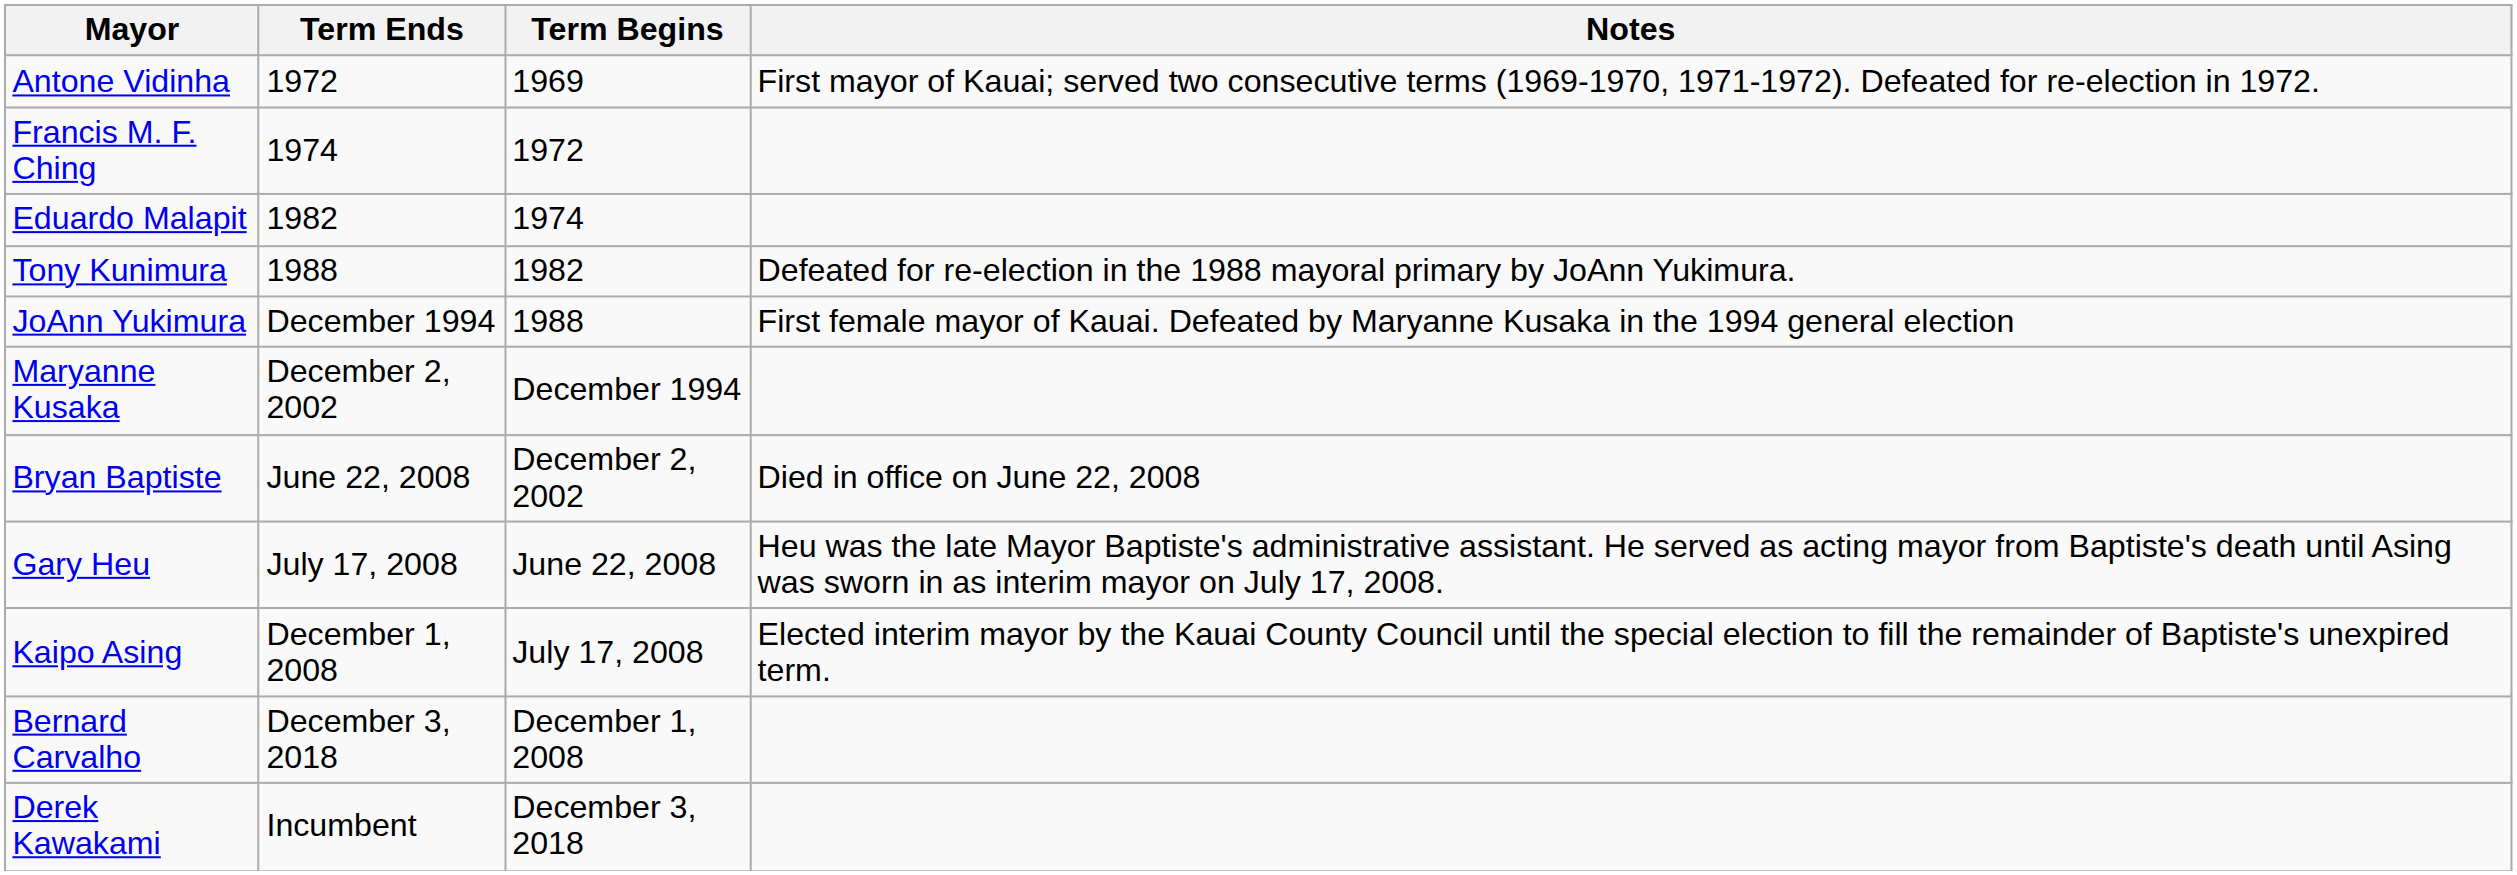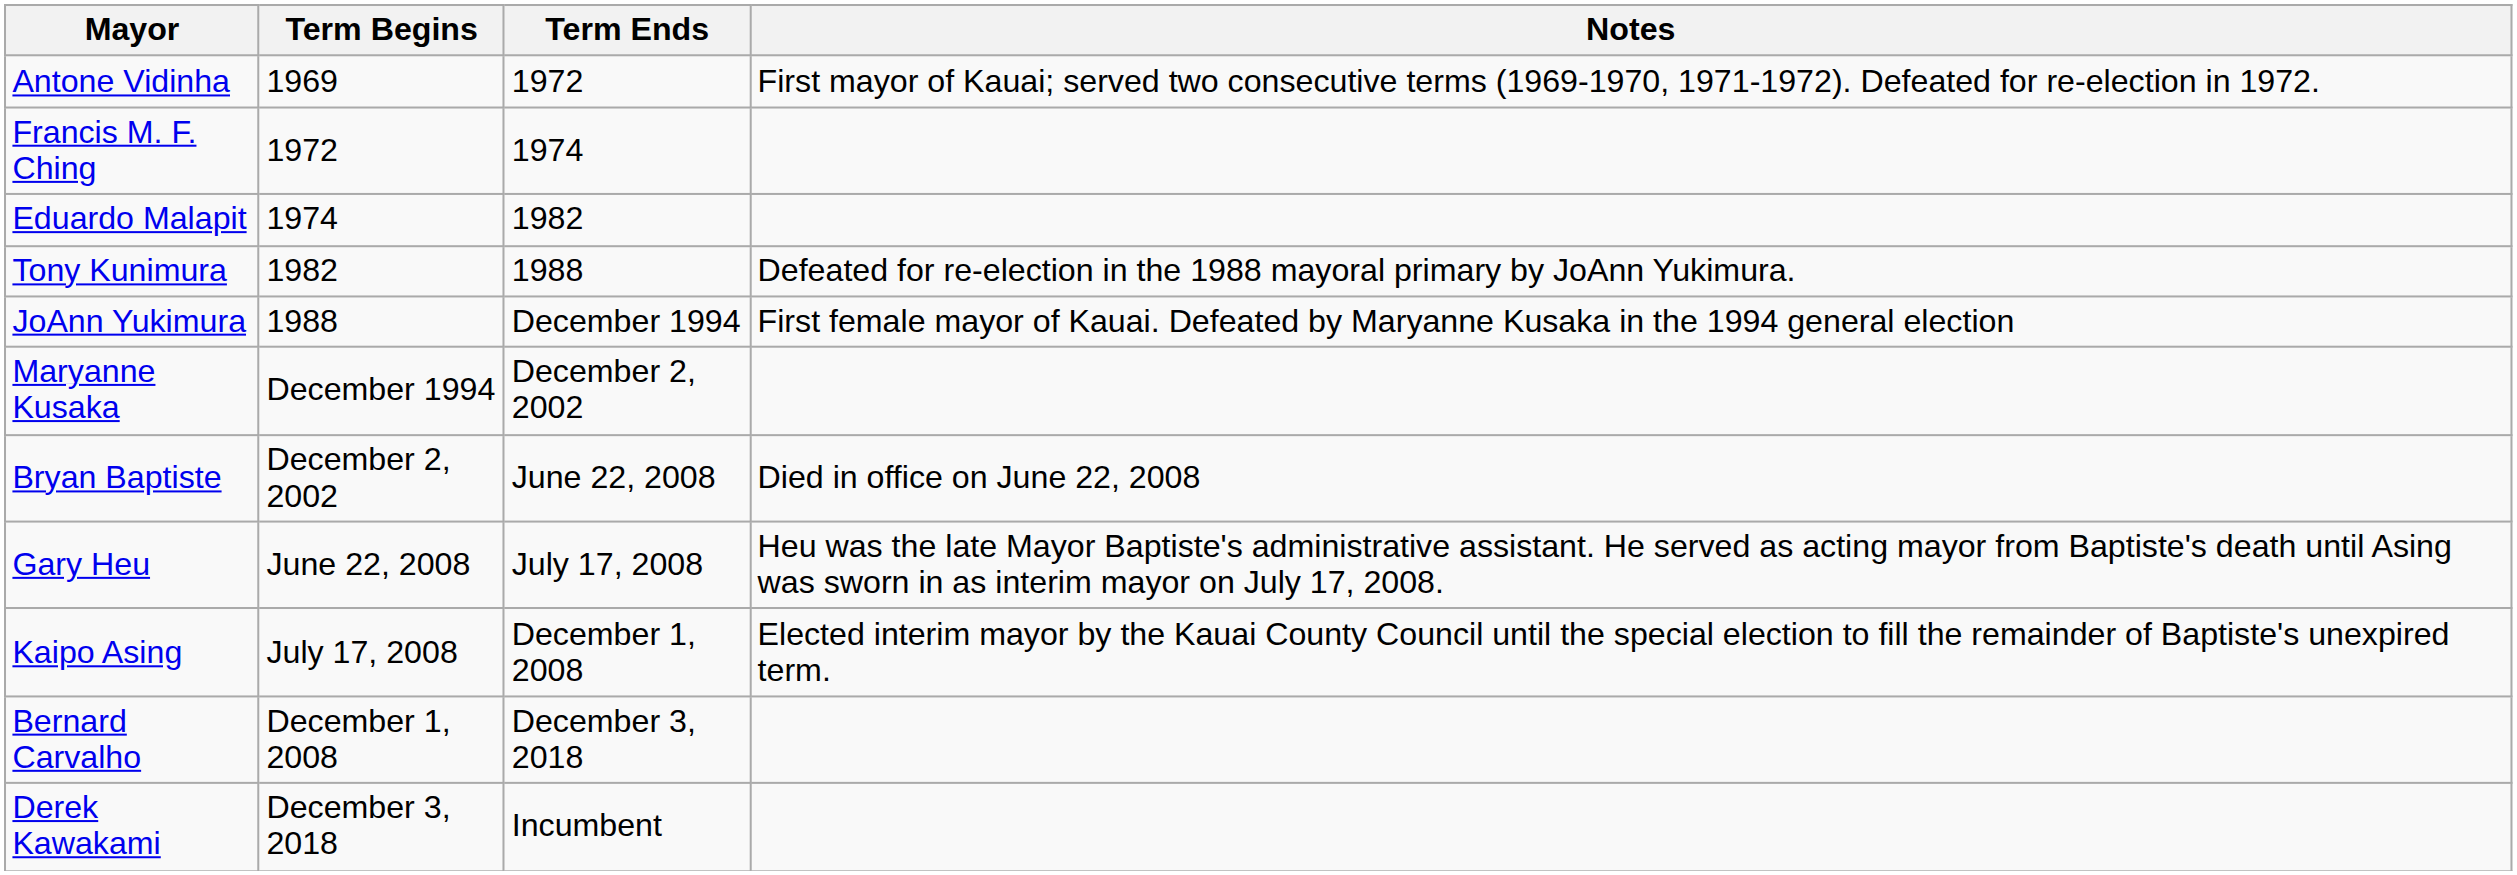columns swapped: (627, 30) <-> (382, 30)
